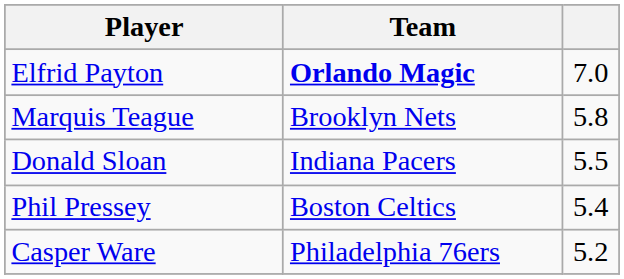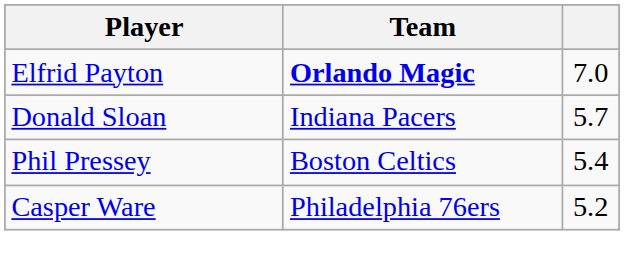- row: (103, 116)
(591, 161) 5.5 -> (591, 116) 5.7
